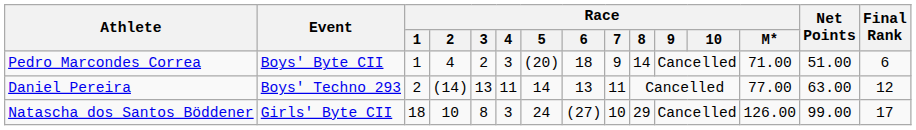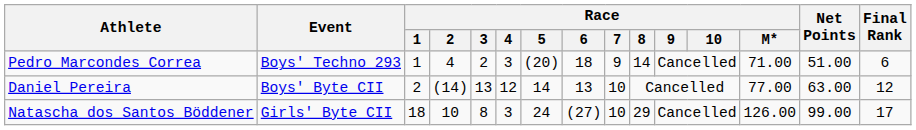(322, 63) Boys' Byte CII -> (331, 63) Boys' Techno 293
(331, 88) Boys' Techno 293 -> (322, 88) Boys' Byte CII
(508, 88) 11 -> (508, 88) 12
(617, 88) 11 -> (617, 88) 10
